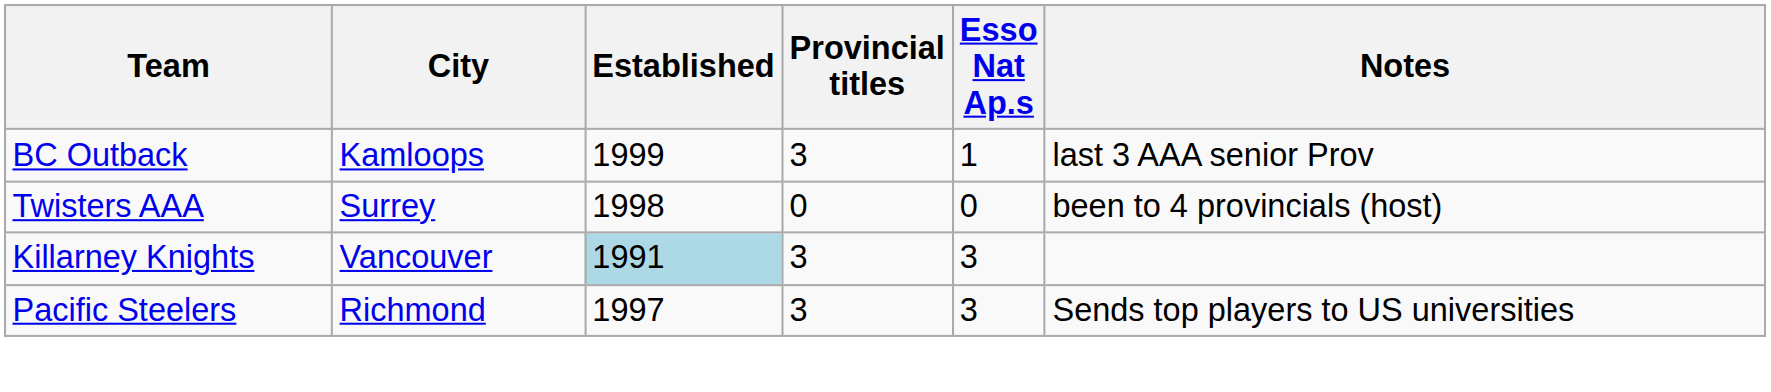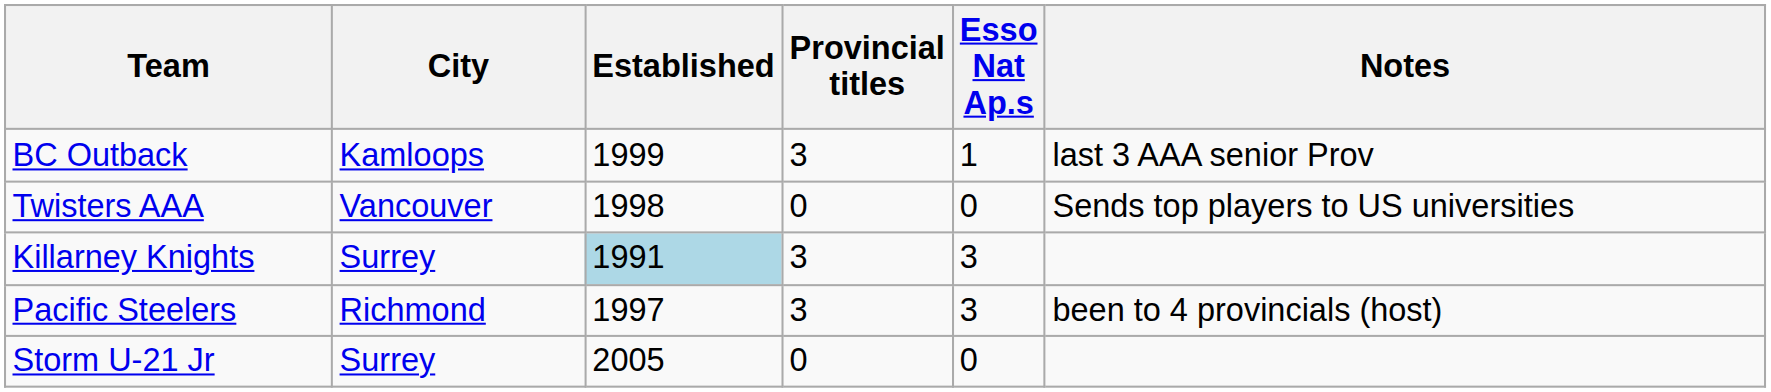(387, 206) Surrey -> (416, 206) Vancouver
(1247, 206) been to 4 provincials (host) -> (1313, 206) Sends top players to US universities
(416, 257) Vancouver -> (387, 257) Surrey
(1313, 309) Sends top players to US universities -> (1247, 309) been to 4 provincials (host)
+ row: (114, 360)
